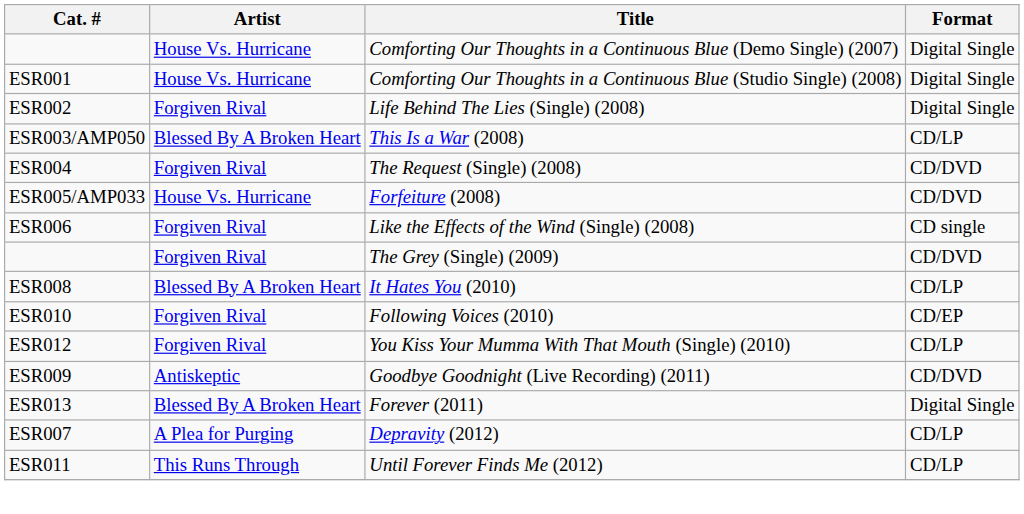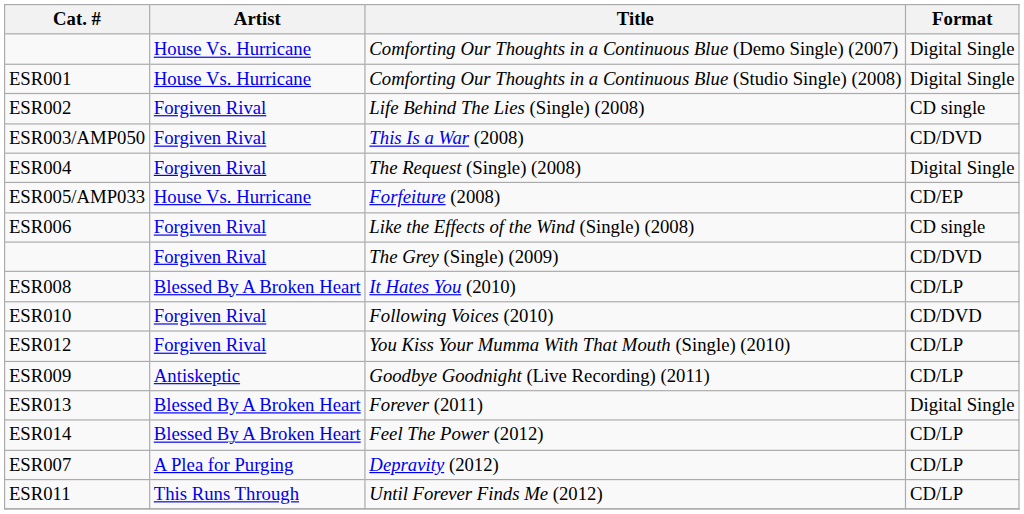(962, 108) Digital Single -> (948, 108) CD single
(257, 138) Blessed By A Broken Heart -> (210, 138) Forgiven Rival
(937, 138) CD/LP -> (946, 138) CD/DVD
(946, 167) CD/DVD -> (962, 167) Digital Single
(946, 197) CD/DVD -> (937, 197) CD/EP
(937, 316) CD/EP -> (946, 316) CD/DVD
(946, 375) CD/DVD -> (937, 375) CD/LP
+ row: (456, 434)
